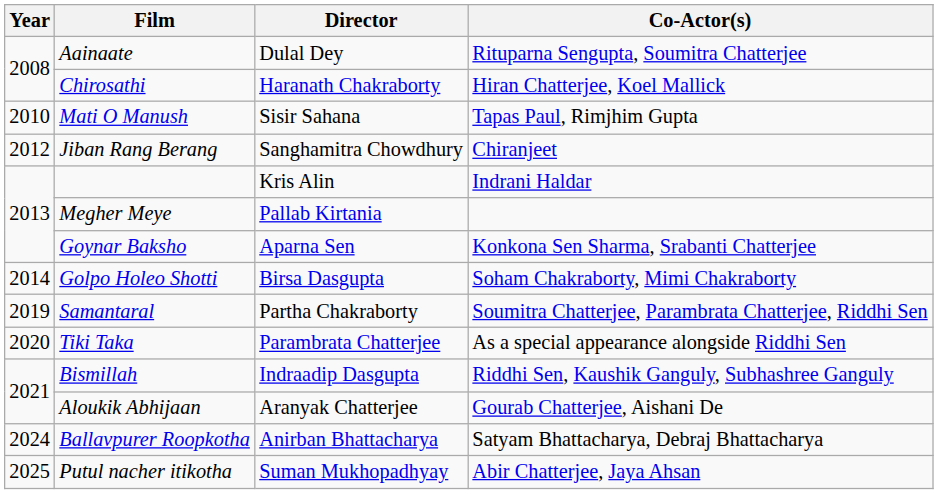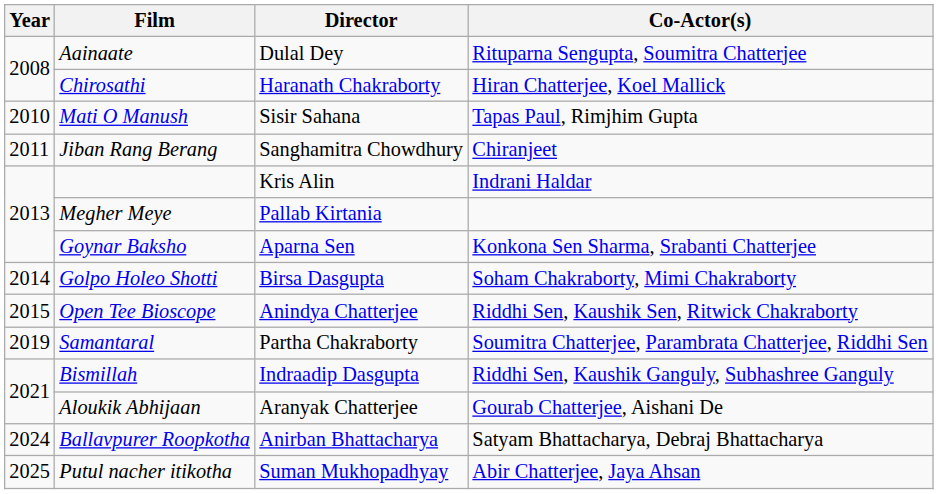(30, 149) 2012 -> (29, 149) 2011
+ row: (137, 310)
- row: (97, 342)
